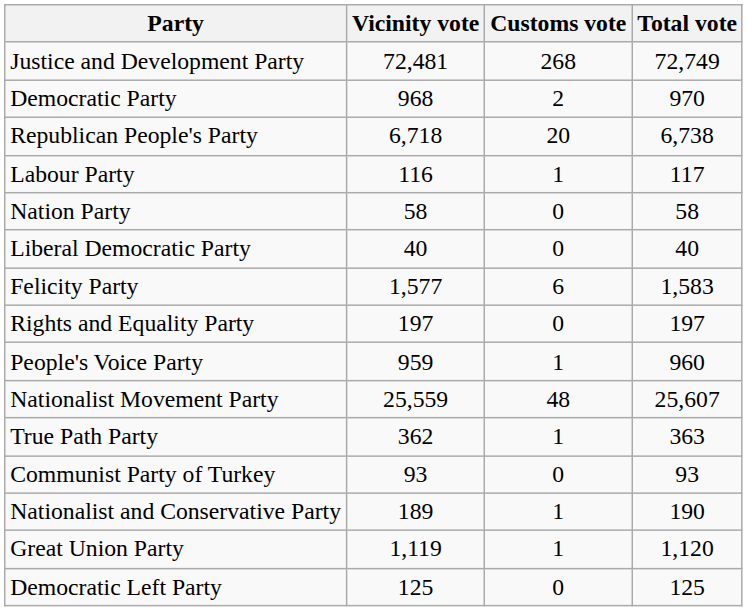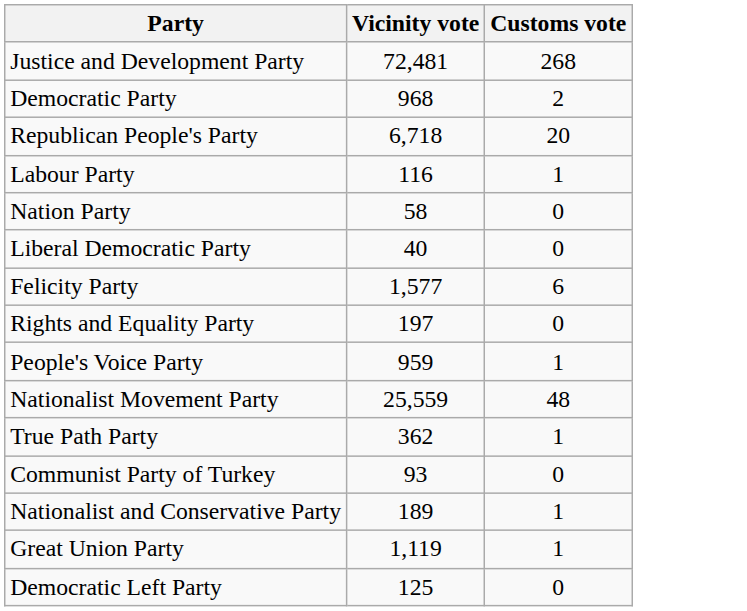- column: (687, 23)
